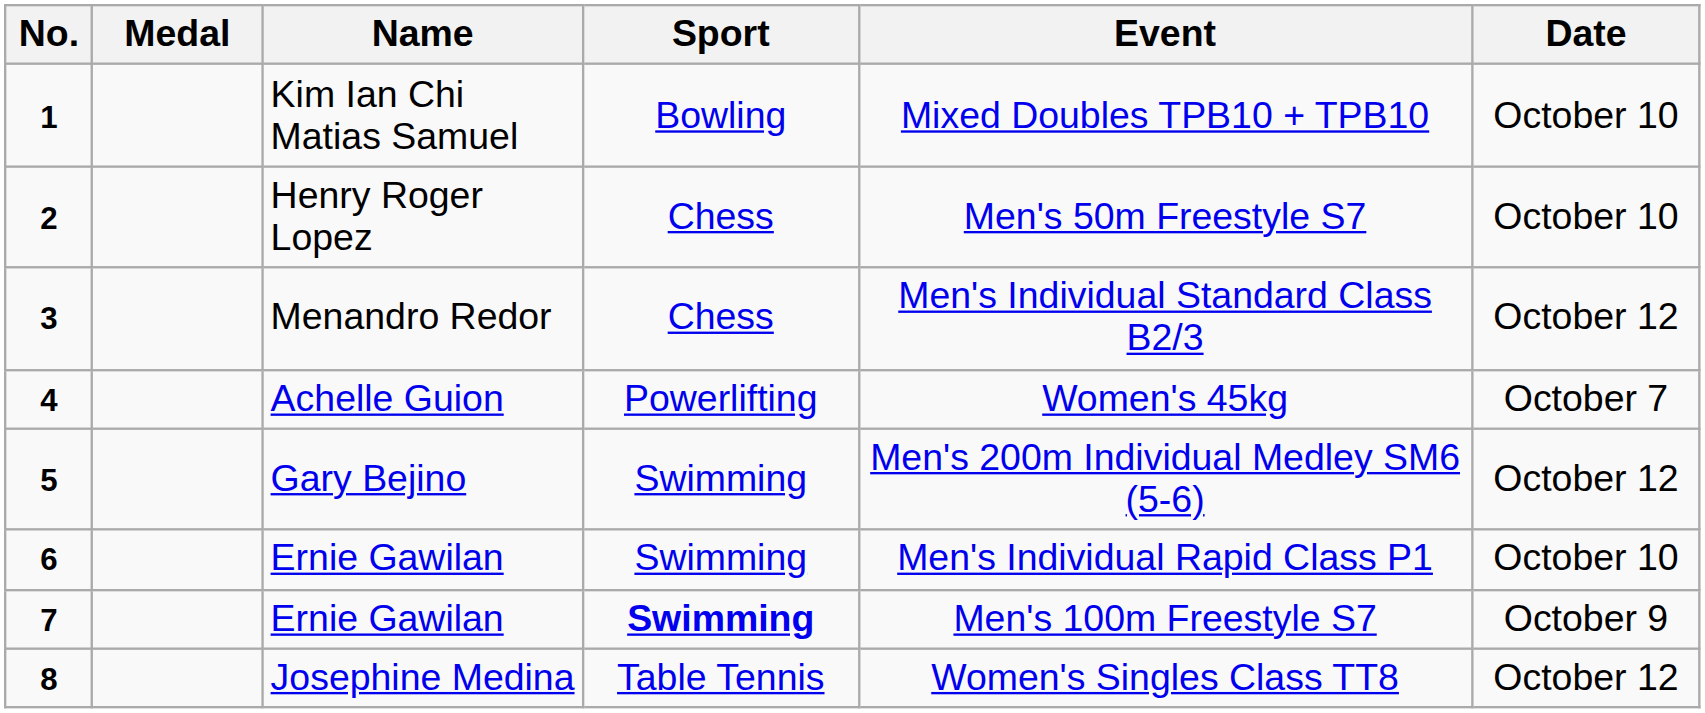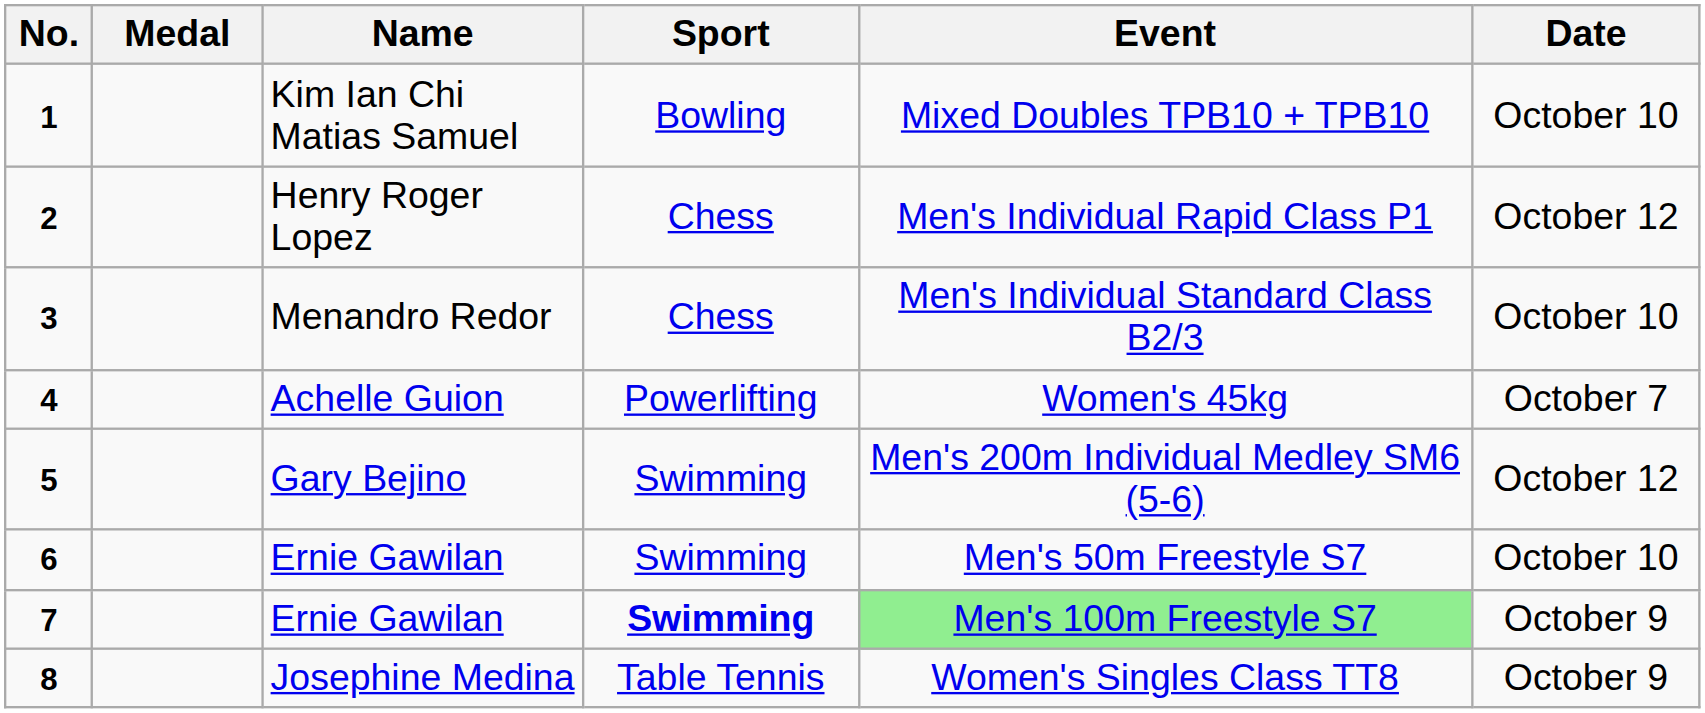(1165, 216) Men's 50m Freestyle S7 -> (1165, 216) Men's Individual Rapid Class P1
(1586, 216) October 10 -> (1586, 216) October 12
(1586, 317) October 12 -> (1586, 317) October 10
(1165, 558) Men's Individual Rapid Class P1 -> (1165, 558) Men's 50m Freestyle S7
(1165, 618) no background -> (1165, 618) lightgreen background
(1586, 677) October 12 -> (1586, 677) October 9
